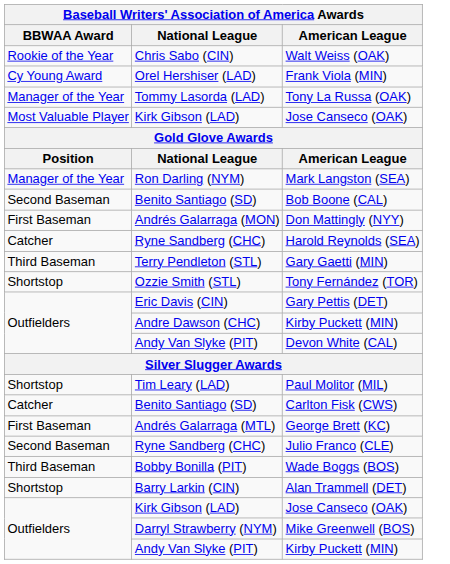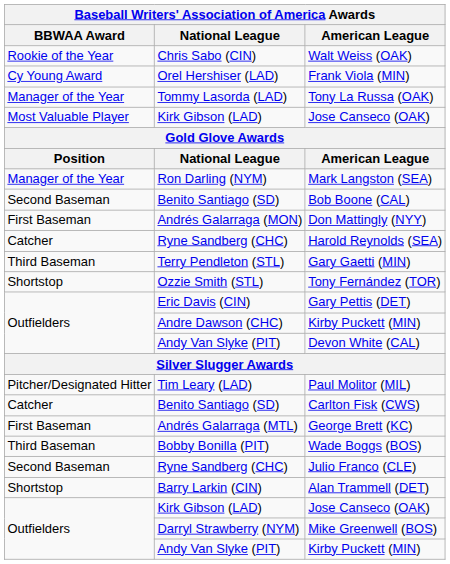(35, 384) Shortstop -> (79, 384) Pitcher/Designated Hitter
rows swapped: (200, 446) <-> (191, 466)
